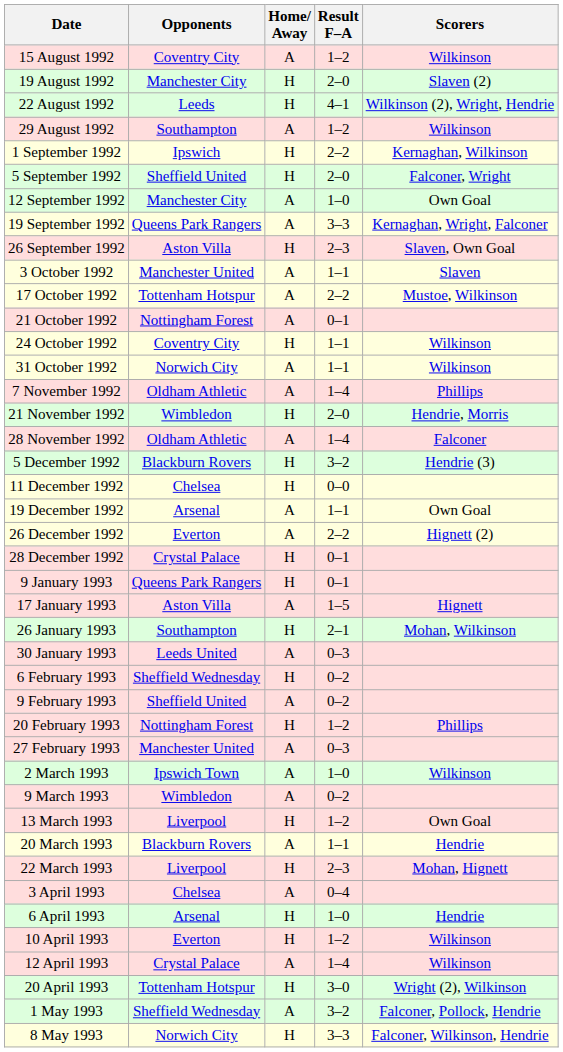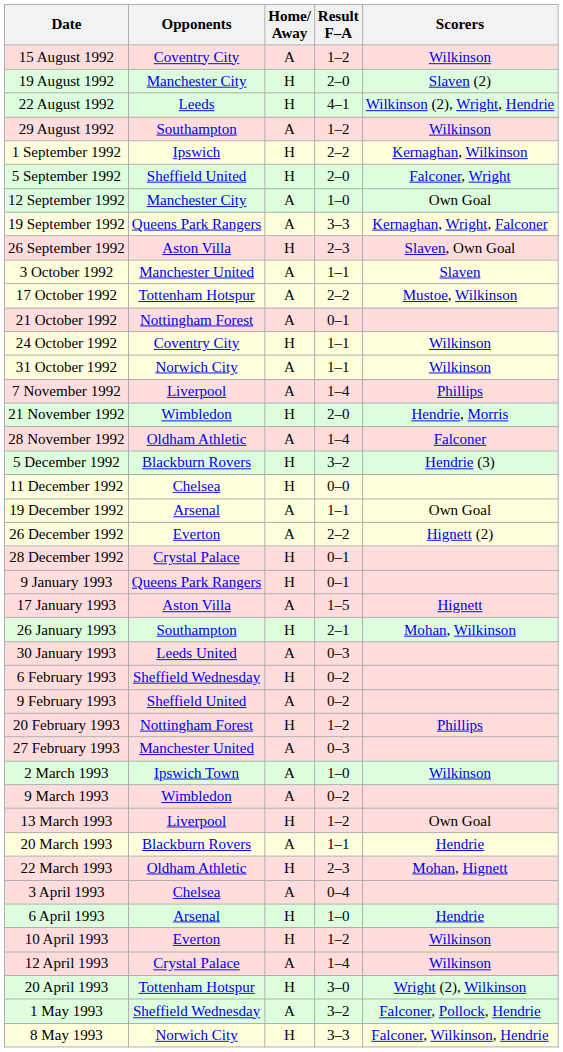(197, 391) Oldham Athletic -> (197, 391) Liverpool
(197, 868) Liverpool -> (197, 868) Oldham Athletic
